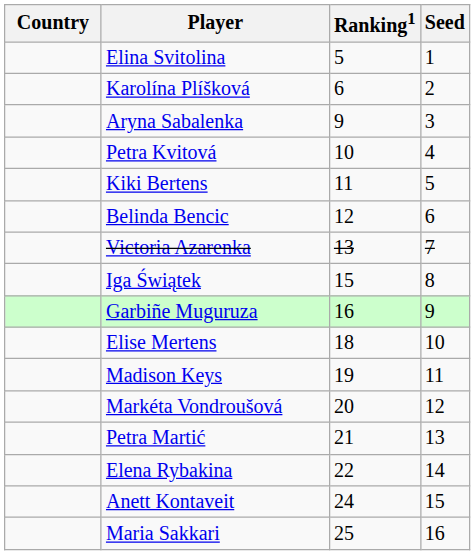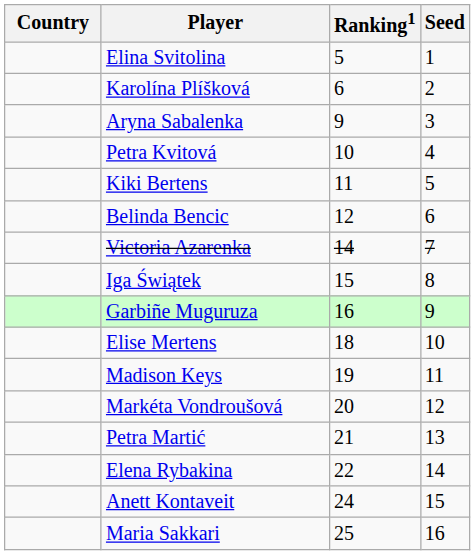(344, 247) 13 -> (344, 247) 14
